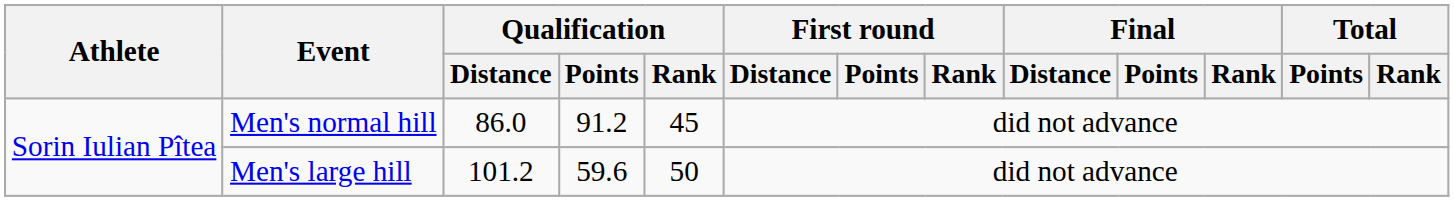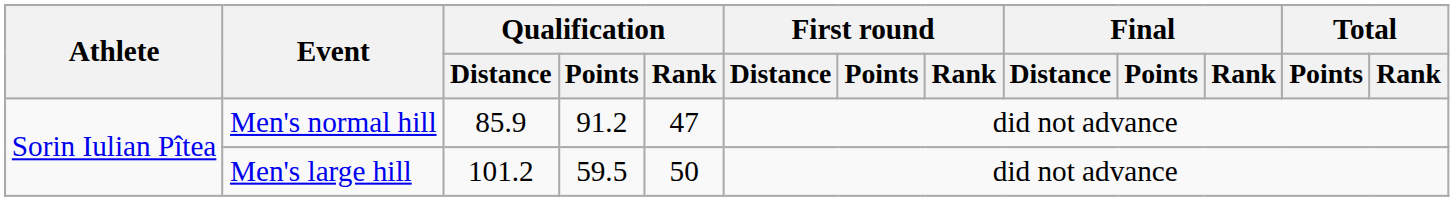(501, 122) 86.0 -> (501, 122) 85.9
(684, 122) 45 -> (684, 122) 47
(602, 171) 59.6 -> (602, 171) 59.5
